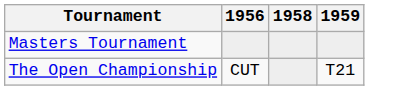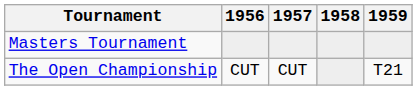+ column: (293, 18)
